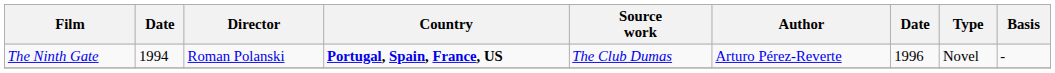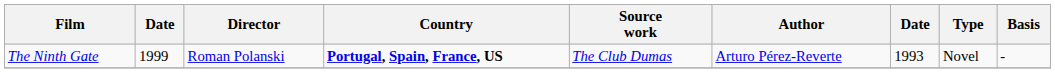(154, 56) 1994 -> (154, 56) 1999
(909, 56) 1996 -> (909, 56) 1993
